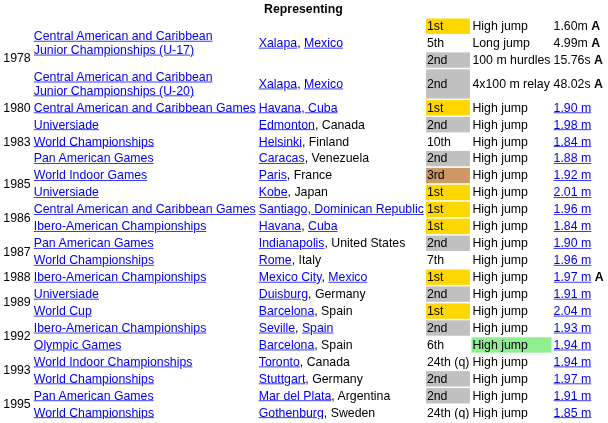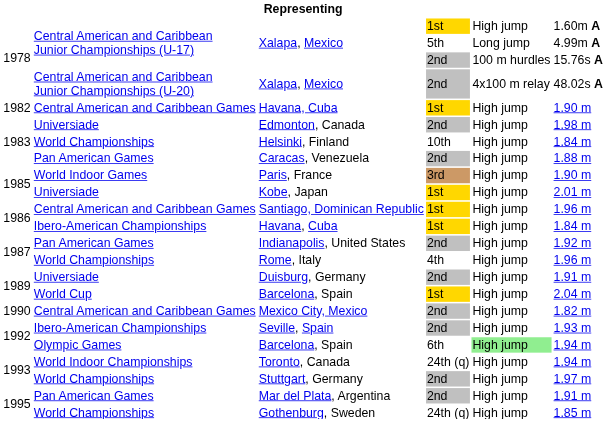(17, 107) 1980 -> (17, 107) 1982
(572, 175) 1.92 m -> (572, 175) 1.90 m
(572, 243) 1.90 m -> (572, 243) 1.92 m
(435, 260) 7th -> (435, 260) 4th
- row: (120, 277)
+ row: (145, 311)
